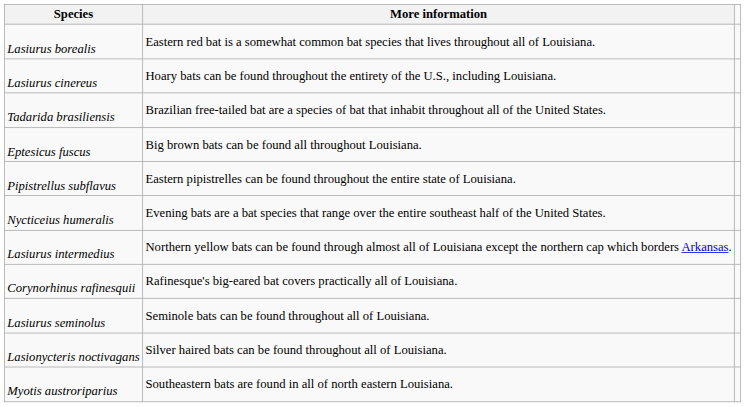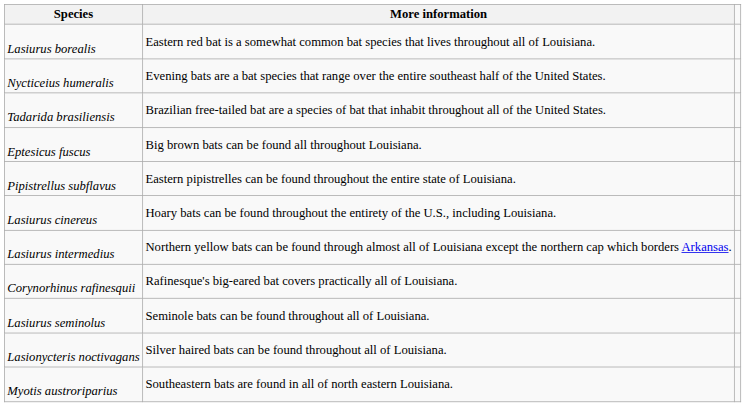rows swapped: (60, 220) <-> (52, 83)
